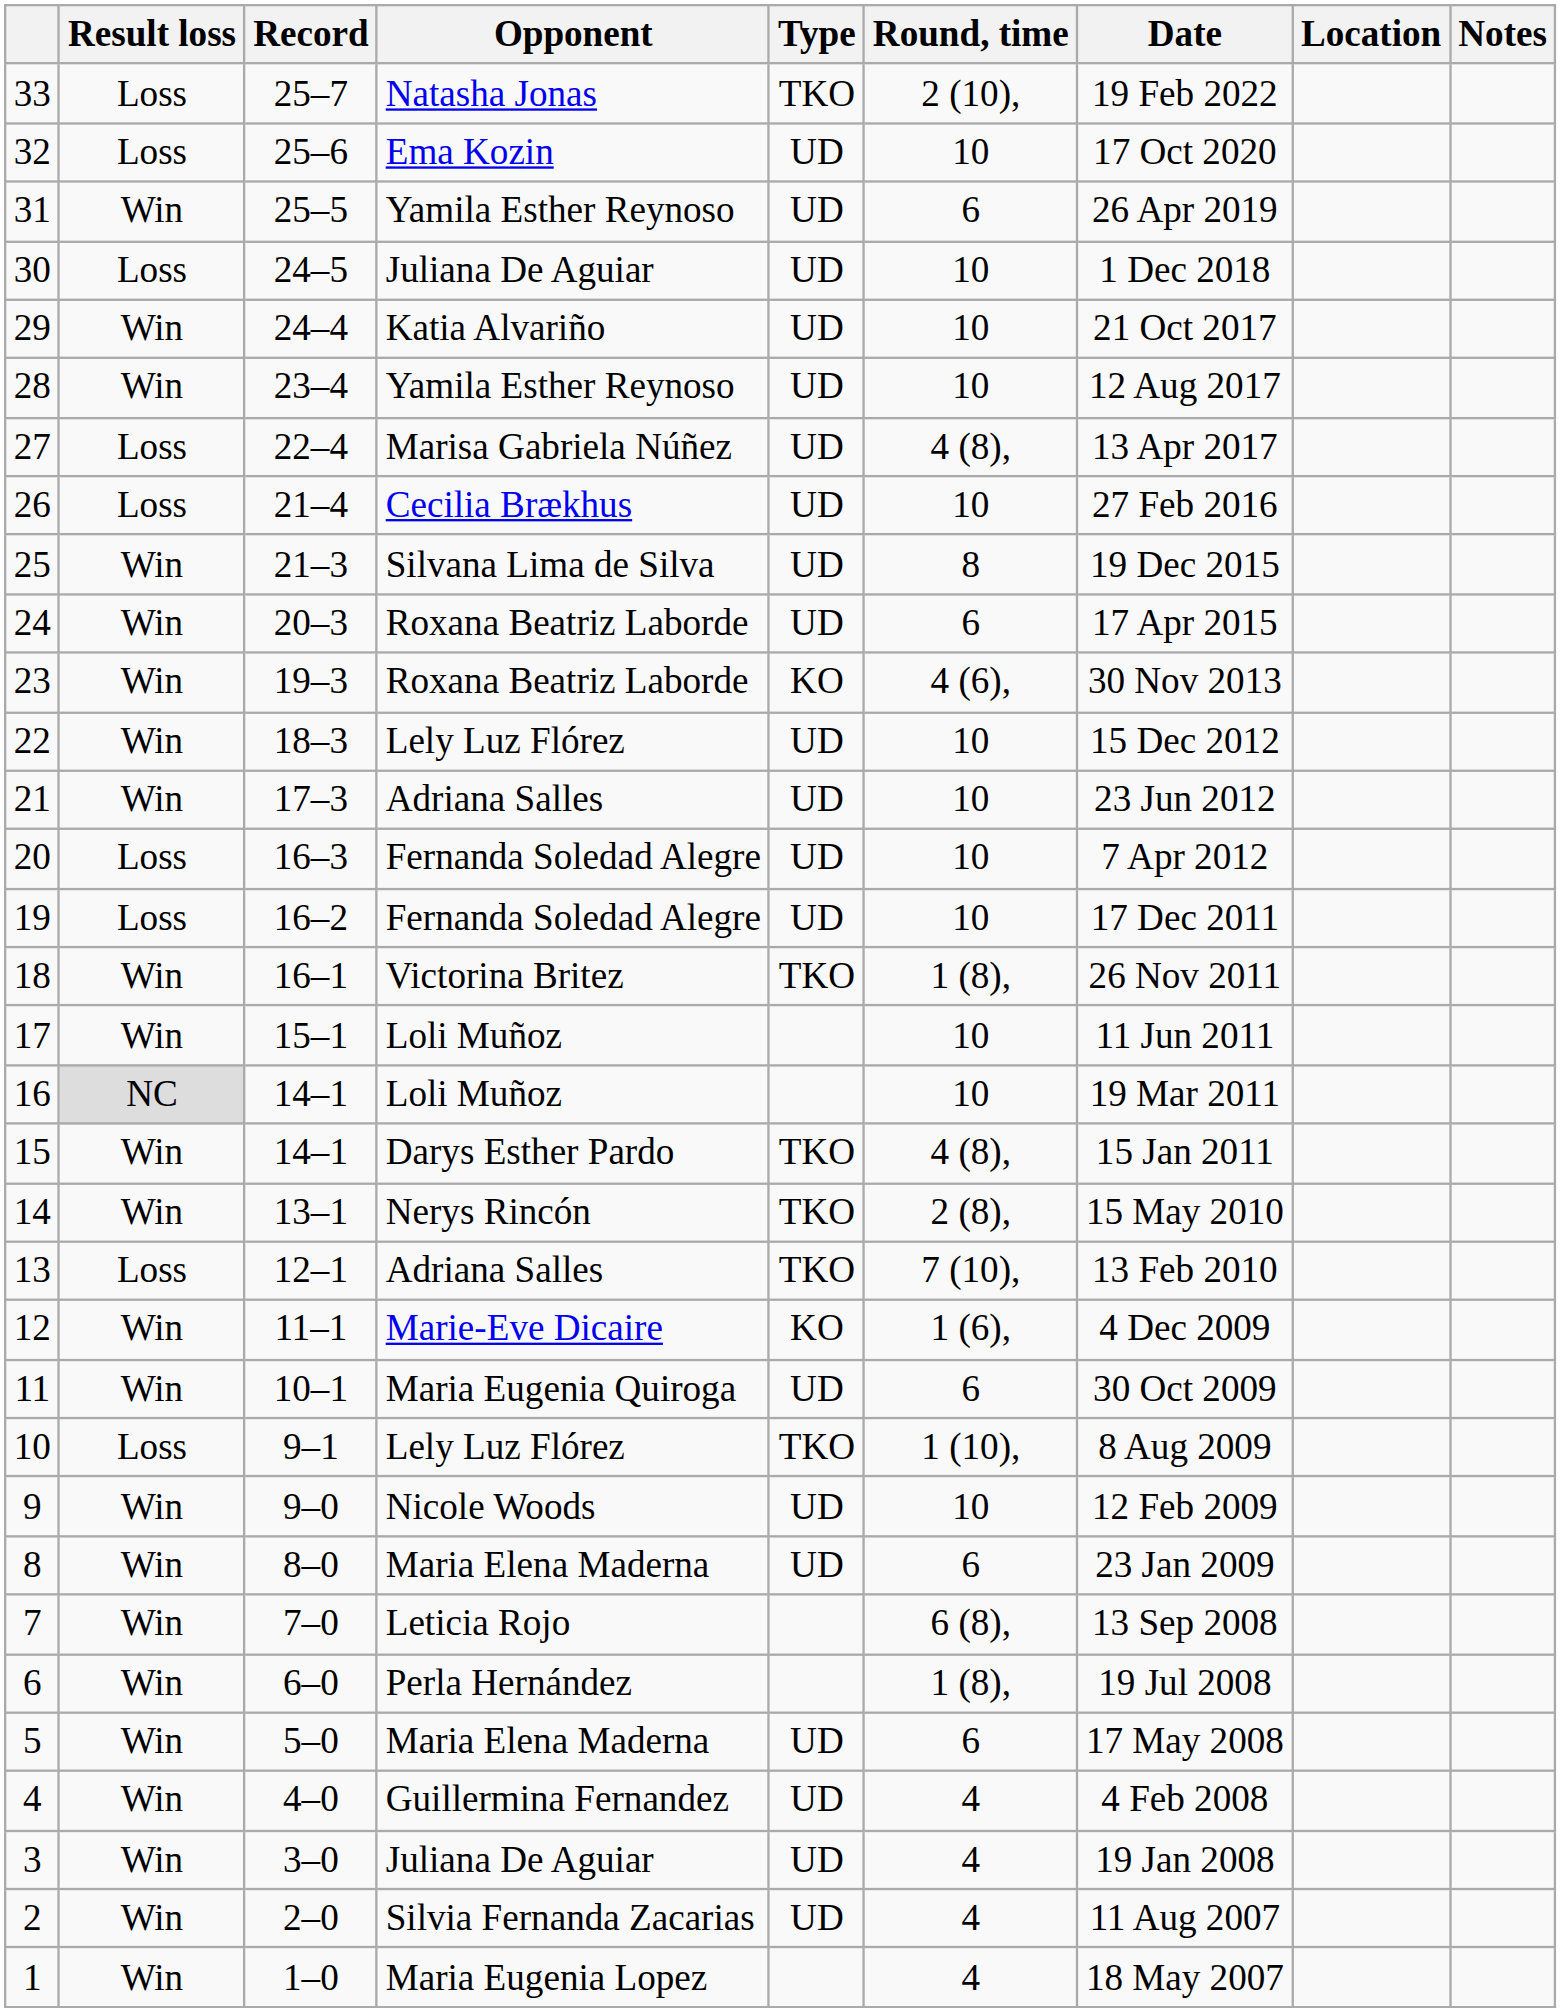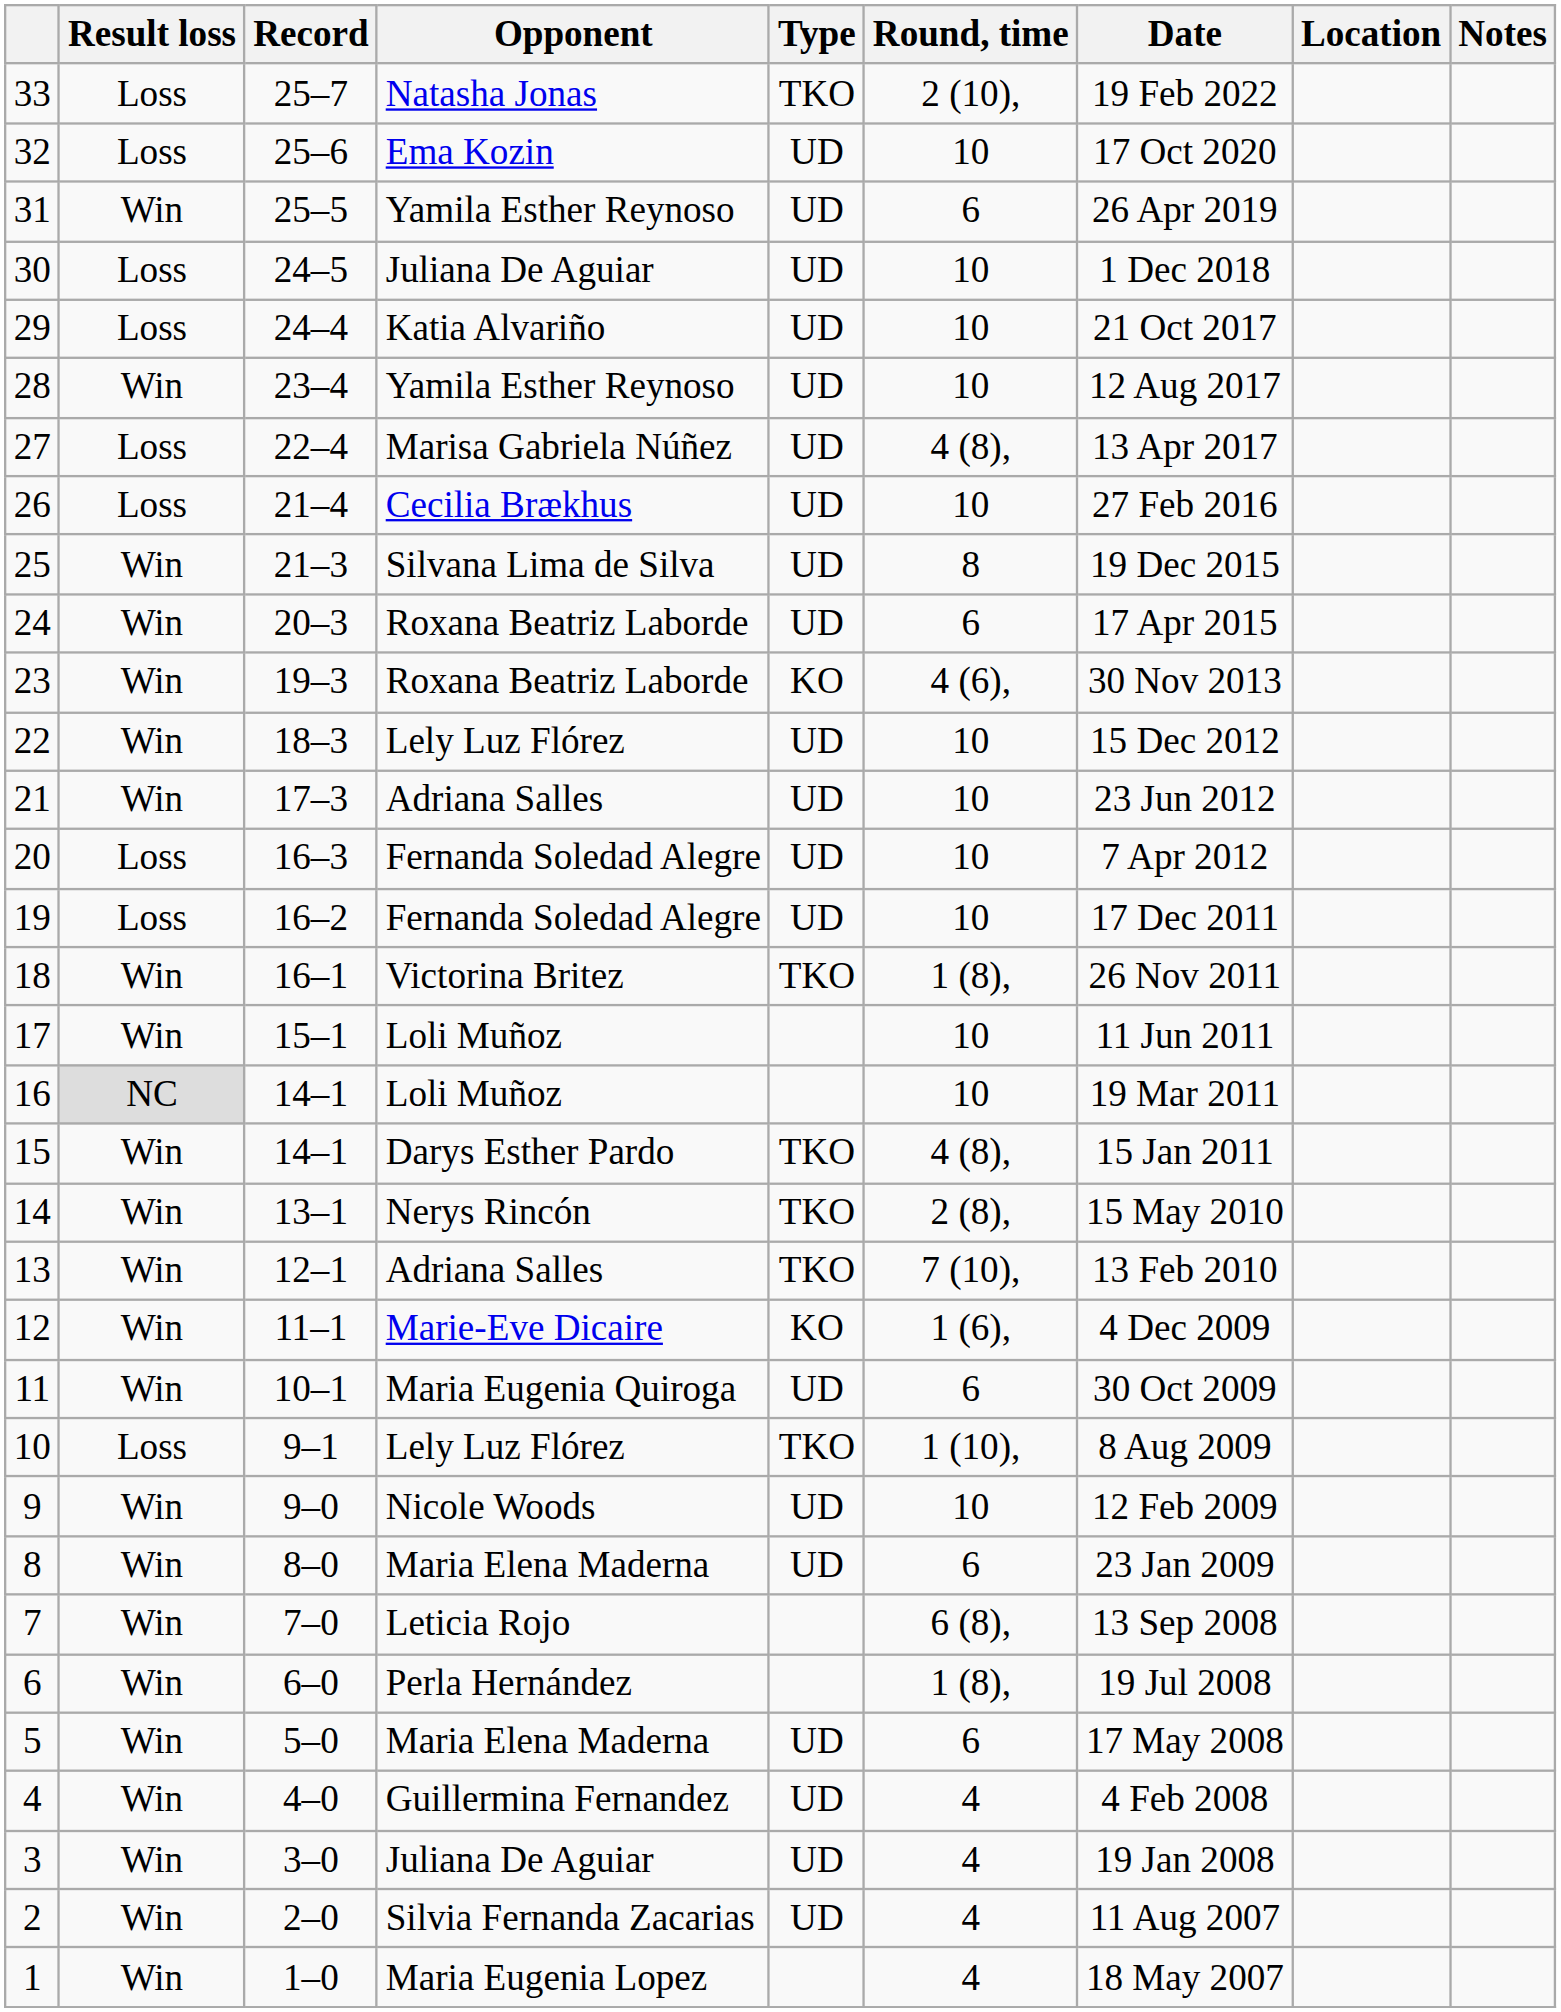(152, 328) Win -> (152, 328) Loss
(152, 1270) Loss -> (152, 1270) Win
